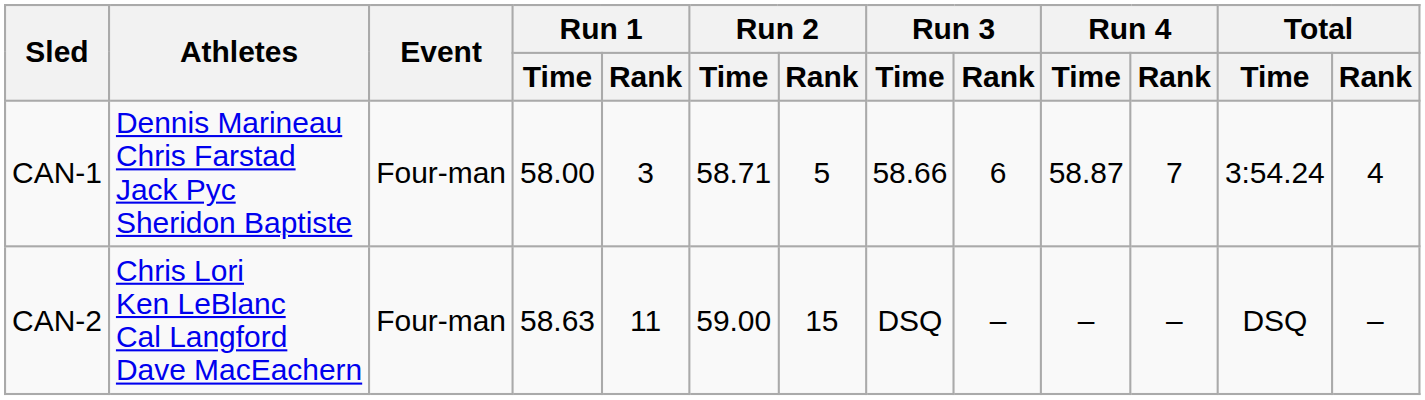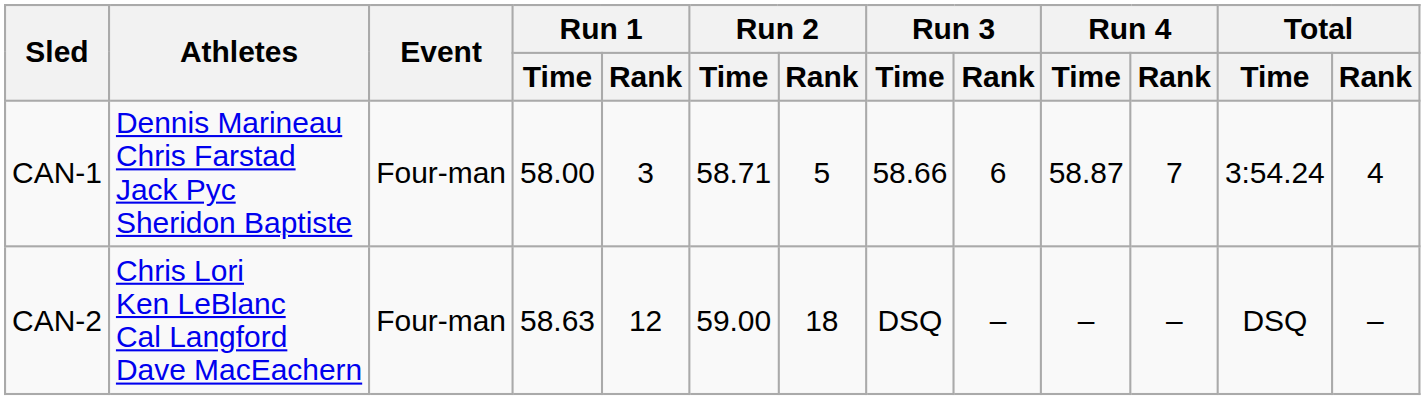(646, 321) 11 -> (646, 321) 12
(822, 321) 15 -> (822, 321) 18
